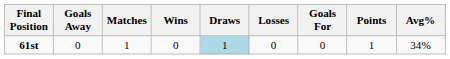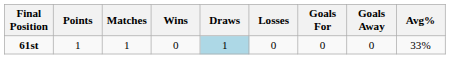columns swapped: (372, 20) <-> (78, 20)
(420, 45) 34% -> (420, 45) 33%
